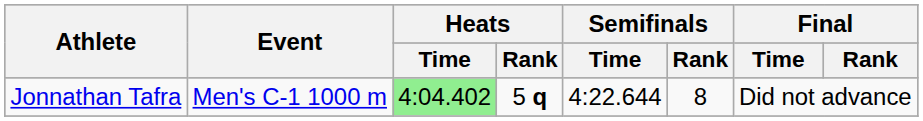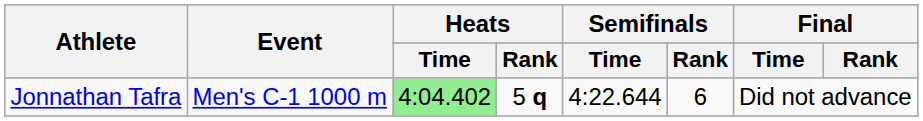(700, 98) 8 -> (700, 98) 6
